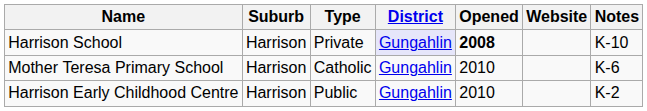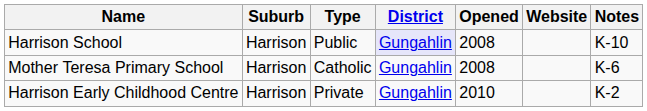(339, 42) Private -> (336, 42) Public
(477, 42) bold -> (477, 42) normal
(477, 67) 2010 -> (477, 67) 2008
(336, 93) Public -> (339, 93) Private
